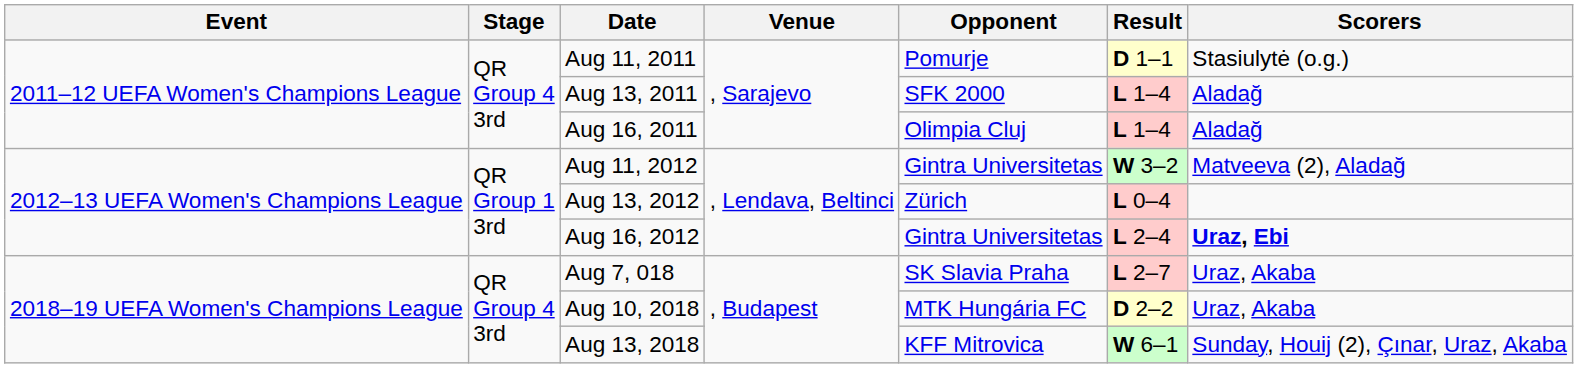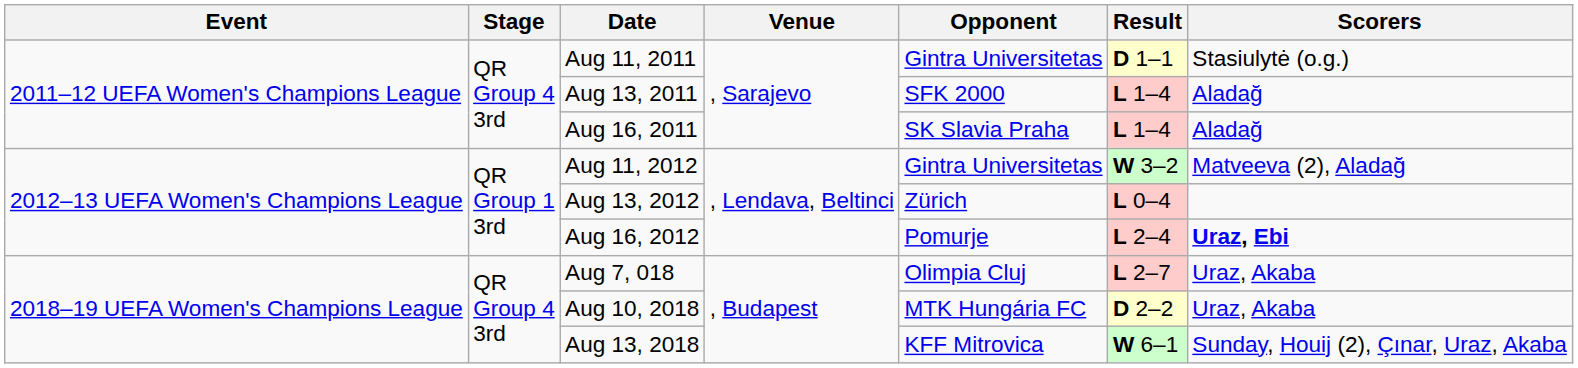(946, 58) Pomurje -> (1004, 58) Gintra Universitetas
(965, 129) Olimpia Cluj -> (987, 129) SK Slavia Praha
(1004, 237) Gintra Universitetas -> (946, 237) Pomurje
(987, 272) SK Slavia Praha -> (965, 272) Olimpia Cluj
